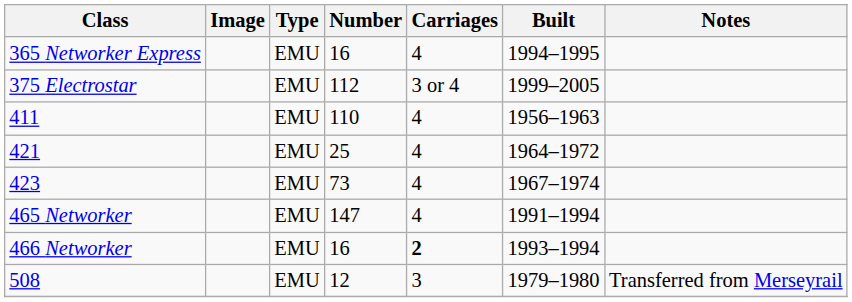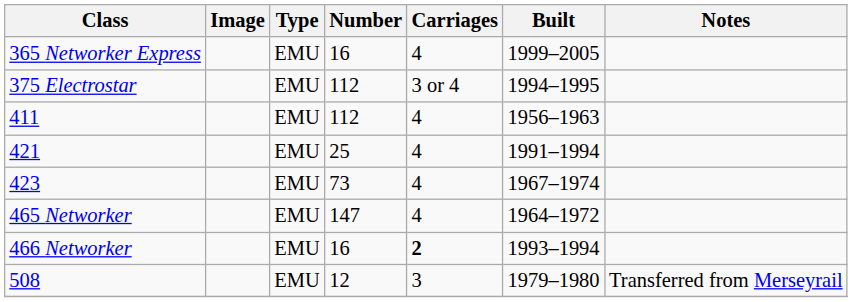(554, 53) 1994–1995 -> (554, 53) 1999–2005
(554, 85) 1999–2005 -> (554, 85) 1994–1995
(344, 118) 110 -> (344, 118) 112
(554, 150) 1964–1972 -> (554, 150) 1991–1994
(554, 215) 1991–1994 -> (554, 215) 1964–1972
